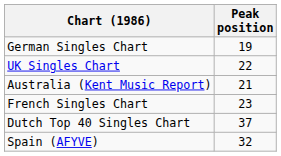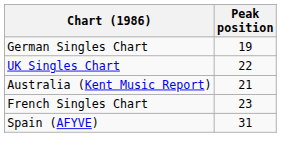- row: (99, 123)
(245, 142) 32 -> (245, 123) 31
